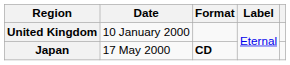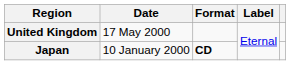(146, 32) 10 January 2000 -> (136, 32) 17 May 2000
(136, 50) 17 May 2000 -> (146, 50) 10 January 2000
